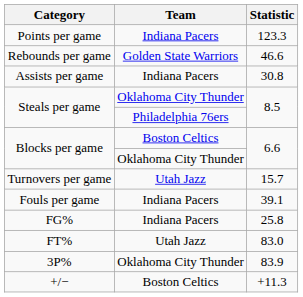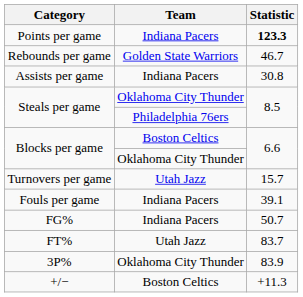(272, 35) normal -> (272, 35) bold
(272, 55) 46.6 -> (272, 55) 46.7
(272, 220) 25.8 -> (272, 220) 50.7
(272, 240) 83.0 -> (272, 240) 83.7
